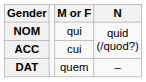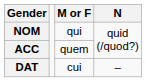(74, 49) cui -> (74, 49) quem
(74, 67) quem -> (74, 67) cui
